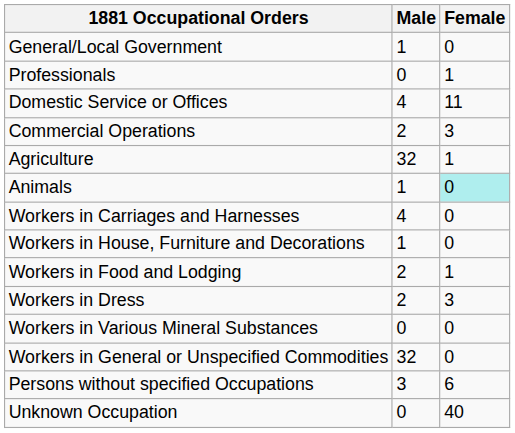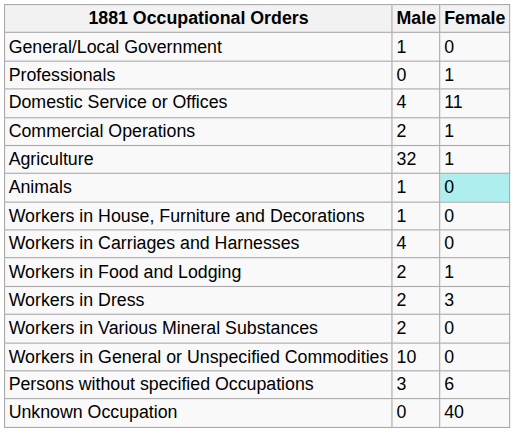(449, 131) 3 -> (449, 131) 1
rows swapped: (187, 243) <-> (154, 215)
(401, 328) 0 -> (401, 328) 2
(406, 356) 32 -> (406, 356) 10
